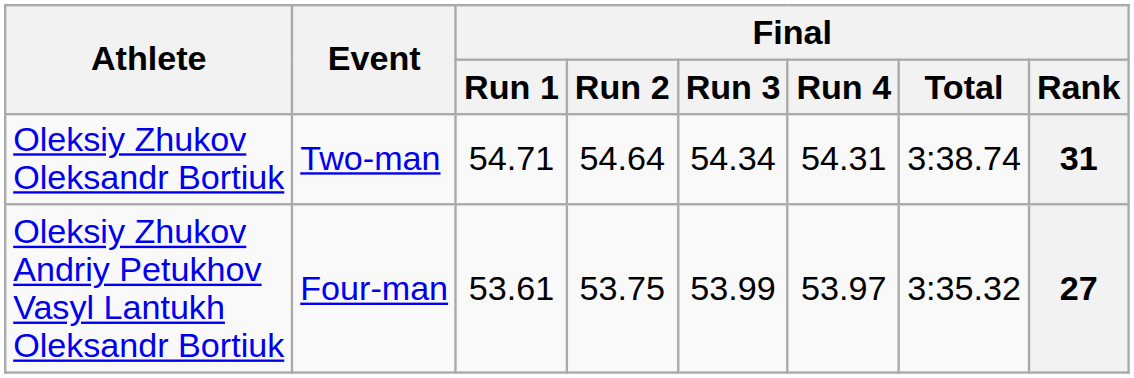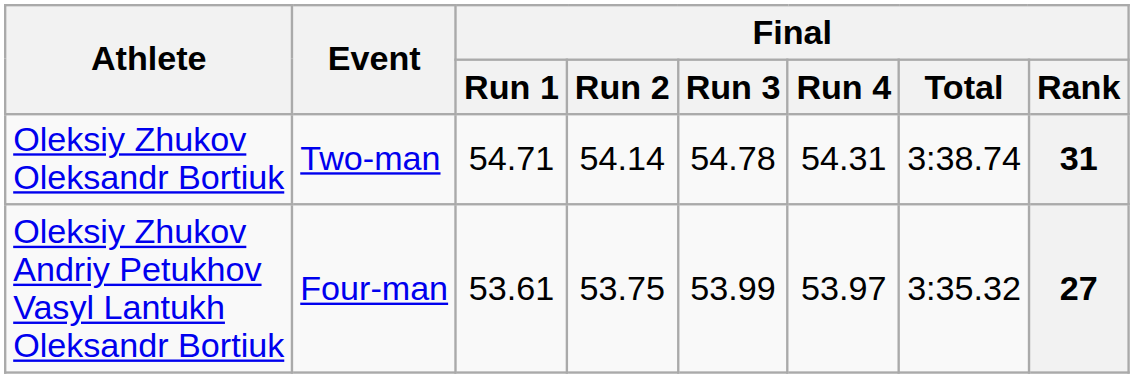(622, 159) 54.64 -> (622, 159) 54.14
(733, 159) 54.34 -> (733, 159) 54.78
